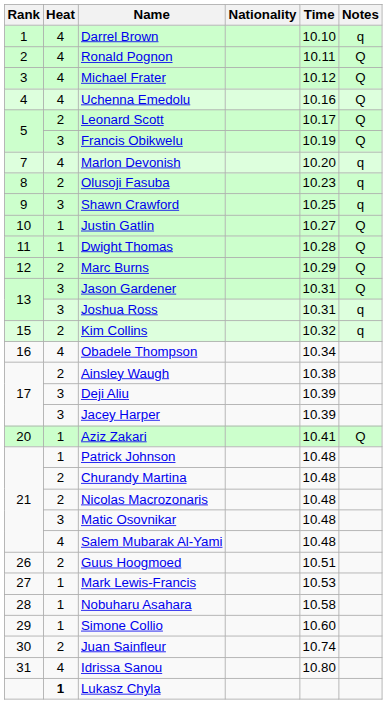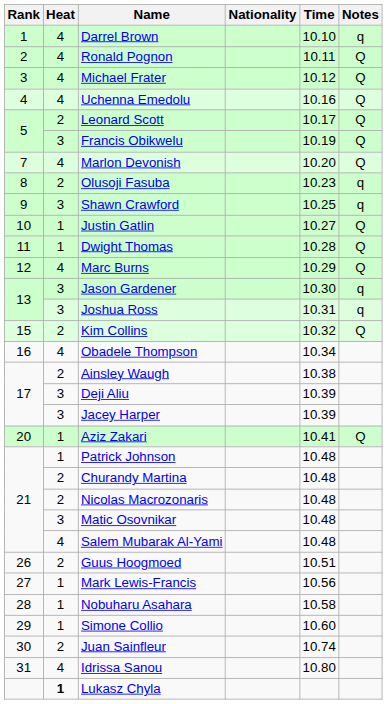(360, 162) q -> (360, 162) Q
(60, 267) 2 -> (60, 267) 4
(319, 288) 10.31 -> (319, 288) 10.30
(360, 288) Q -> (360, 288) q
(360, 330) q -> (360, 330) Q
(319, 583) 10.53 -> (319, 583) 10.56
